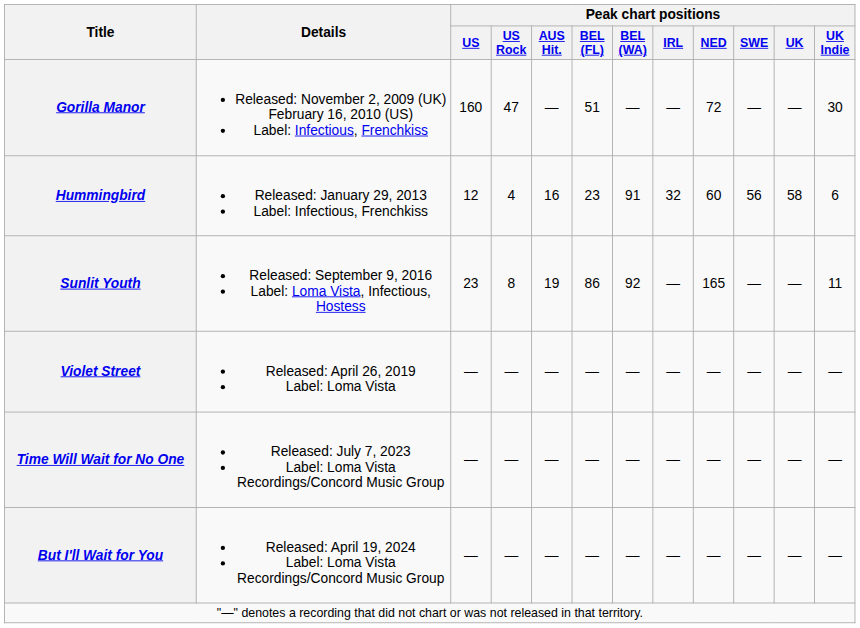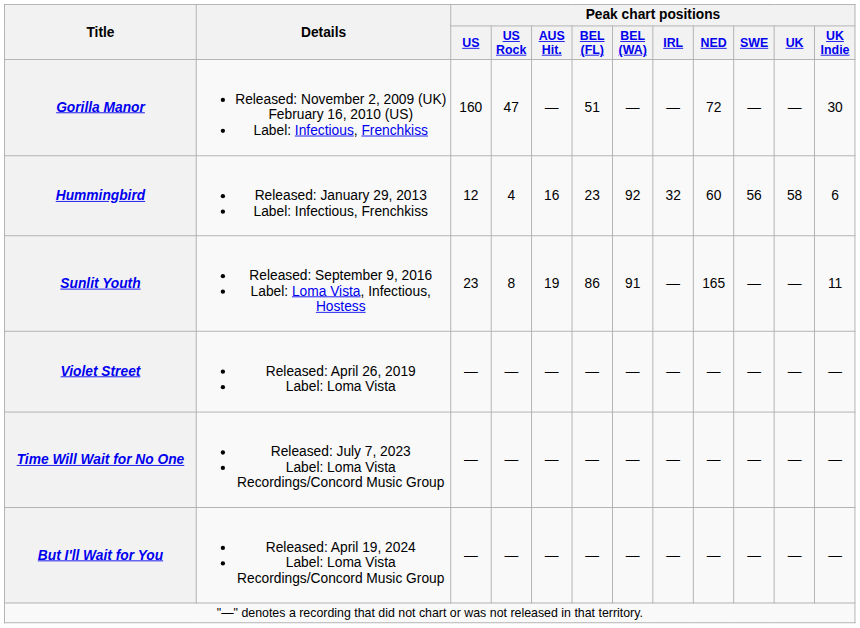(633, 195) 91 -> (633, 195) 92
(633, 283) 92 -> (633, 283) 91
